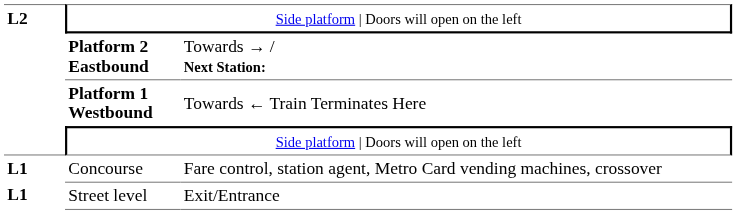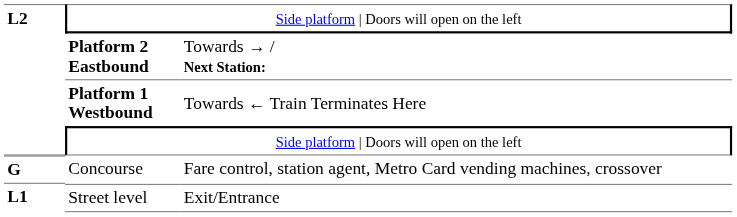(17, 168) L1 -> (14, 169) G
